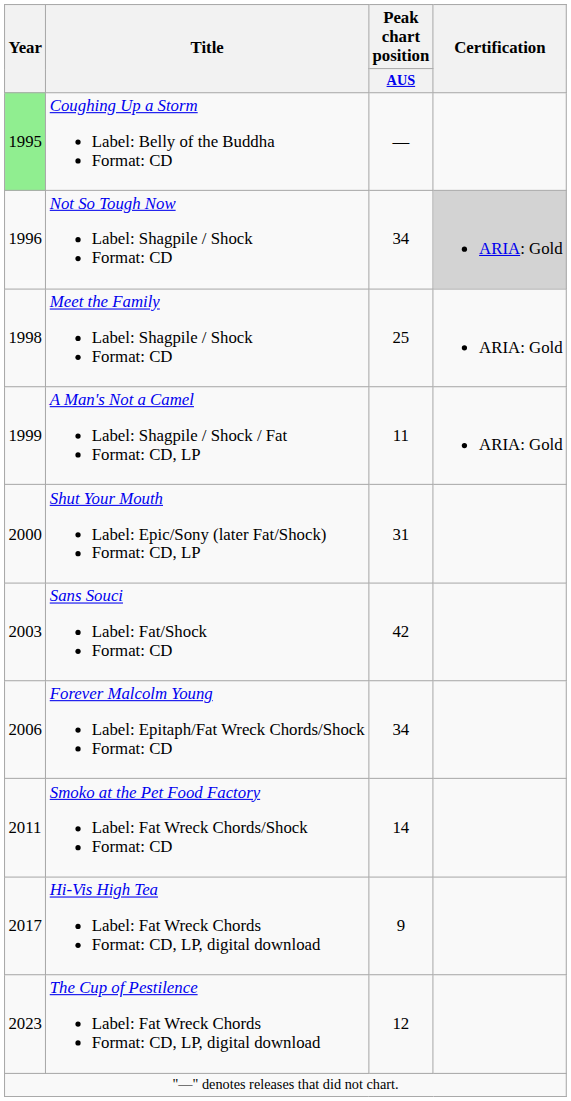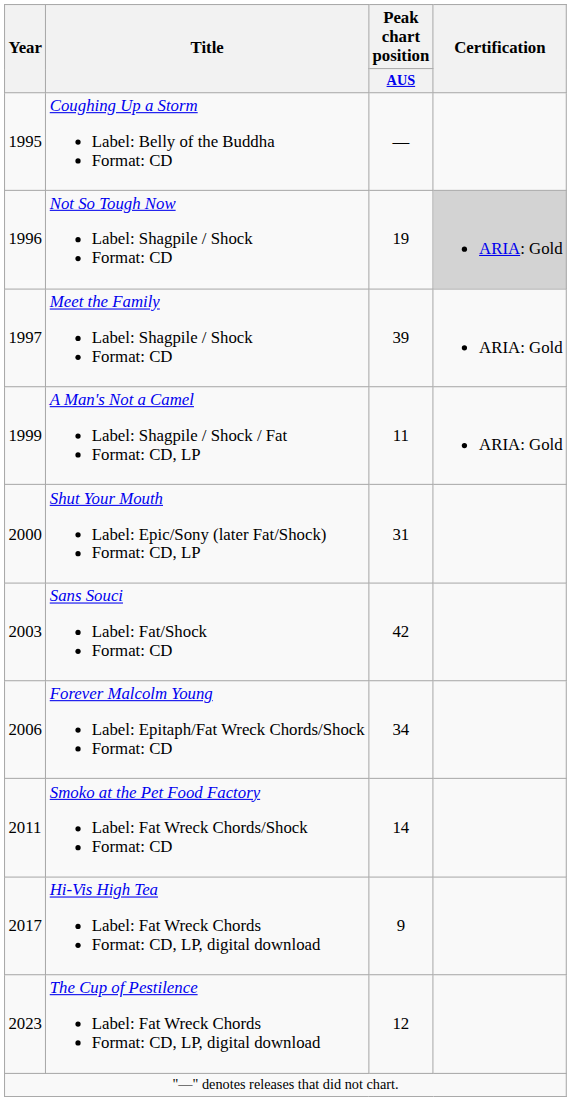(25, 141) lightgreen background -> (25, 141) no background
(401, 239) 34 -> (401, 239) 19
(25, 337) 1998 -> (25, 337) 1997
(401, 337) 25 -> (401, 337) 39
